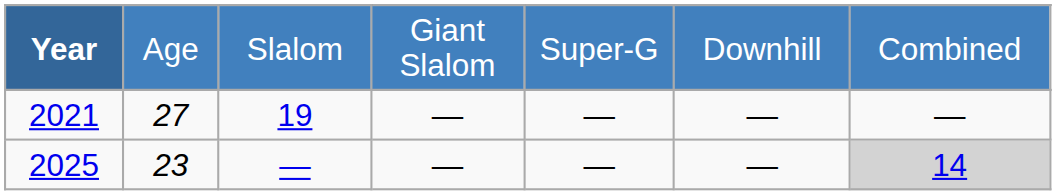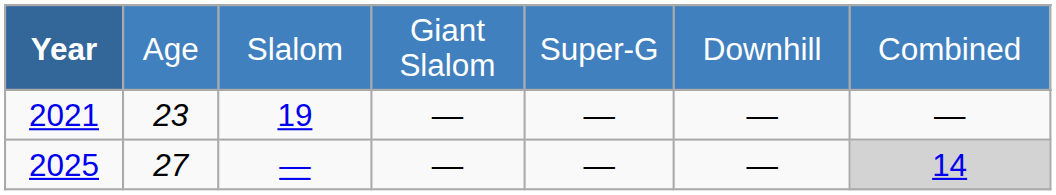(171, 115) 27 -> (171, 115) 23
(171, 165) 23 -> (171, 165) 27
